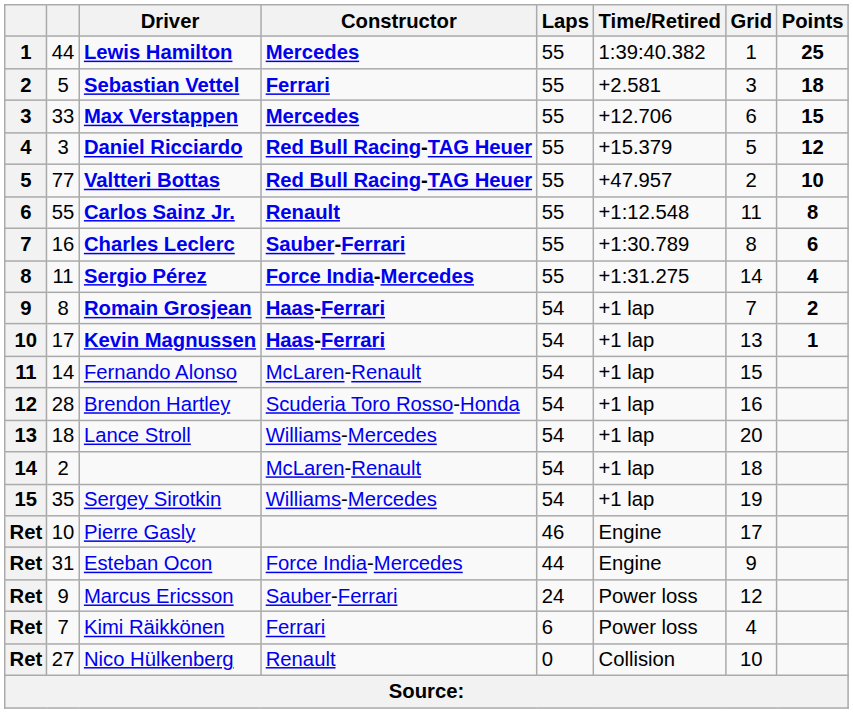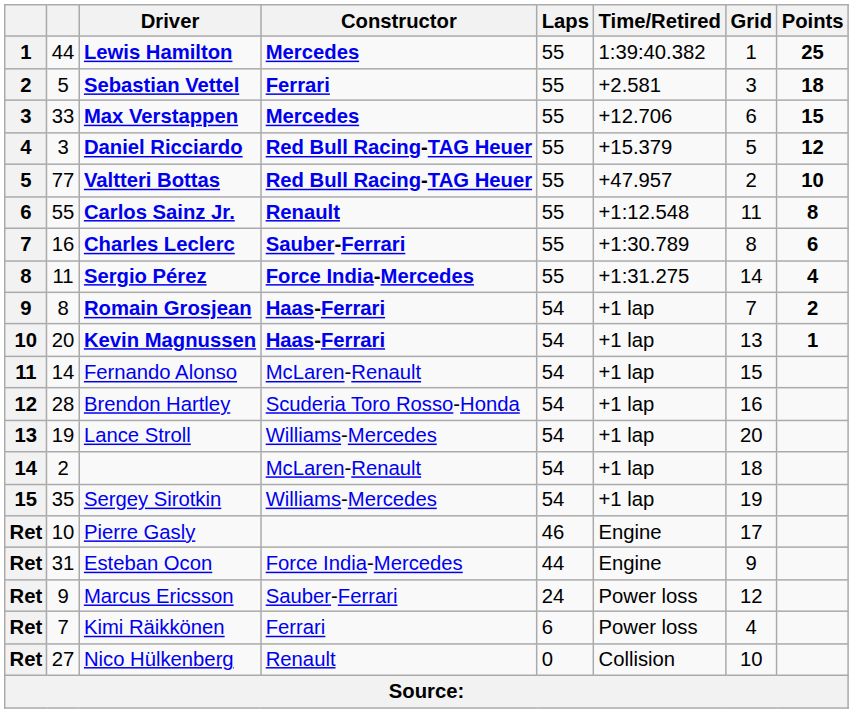(63, 340) 17 -> (63, 340) 20
(63, 436) 18 -> (63, 436) 19
